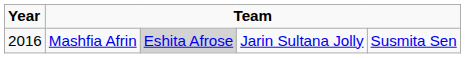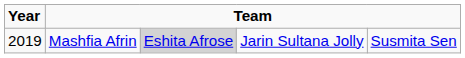(25, 40) 2016 -> (25, 40) 2019
